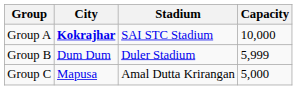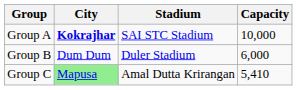(255, 54) 5,999 -> (255, 54) 6,000
(77, 74) no background -> (77, 74) lightgreen background
(255, 74) 5,000 -> (255, 74) 5,410
